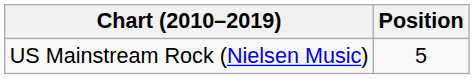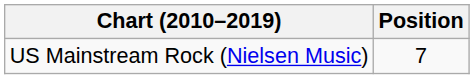(421, 55) 5 -> (421, 55) 7
